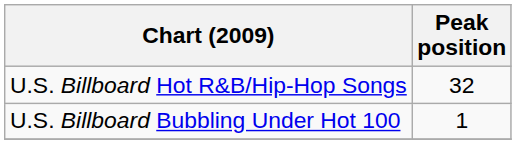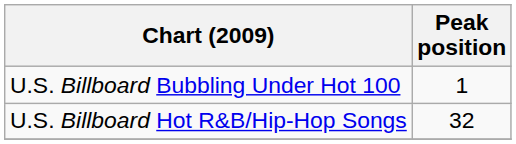rows swapped: (205, 120) <-> (208, 84)
